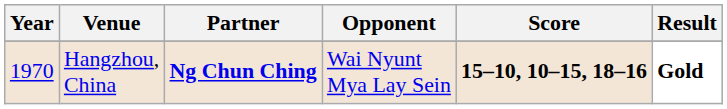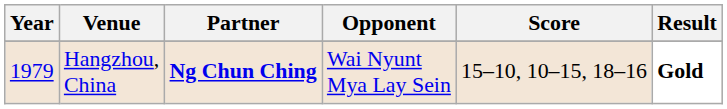(32, 71) 1970 -> (32, 71) 1979
(554, 71) bold -> (554, 71) normal
